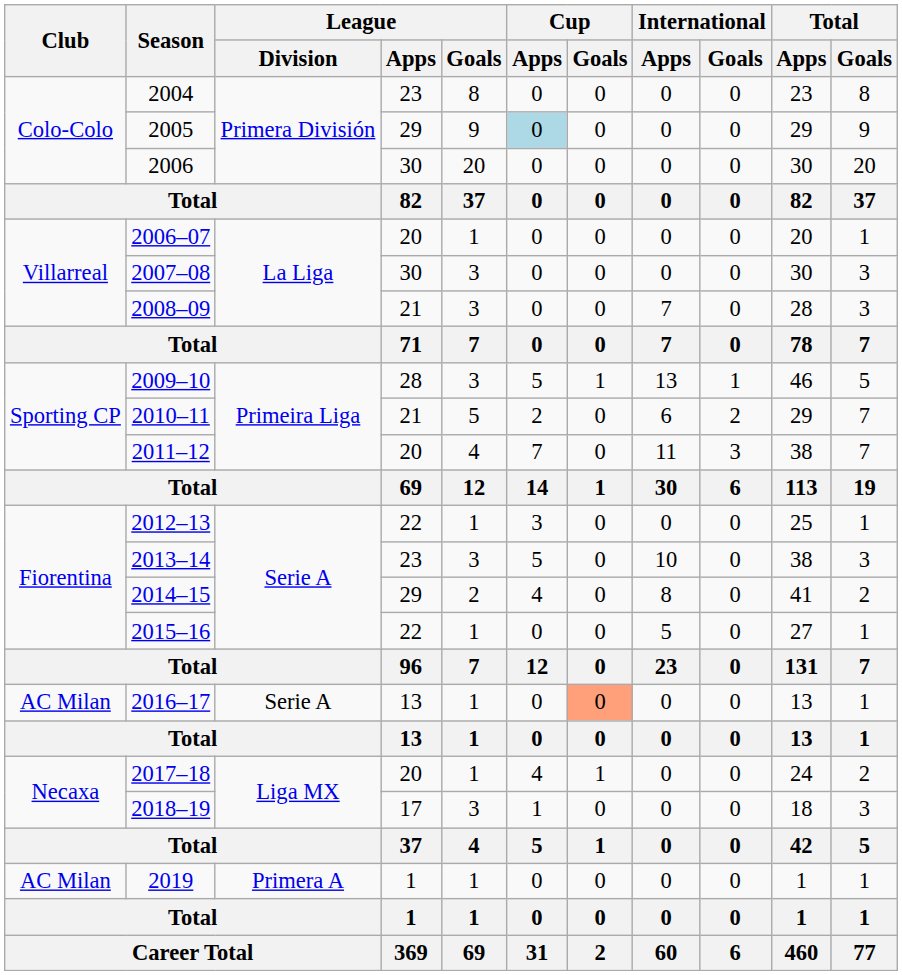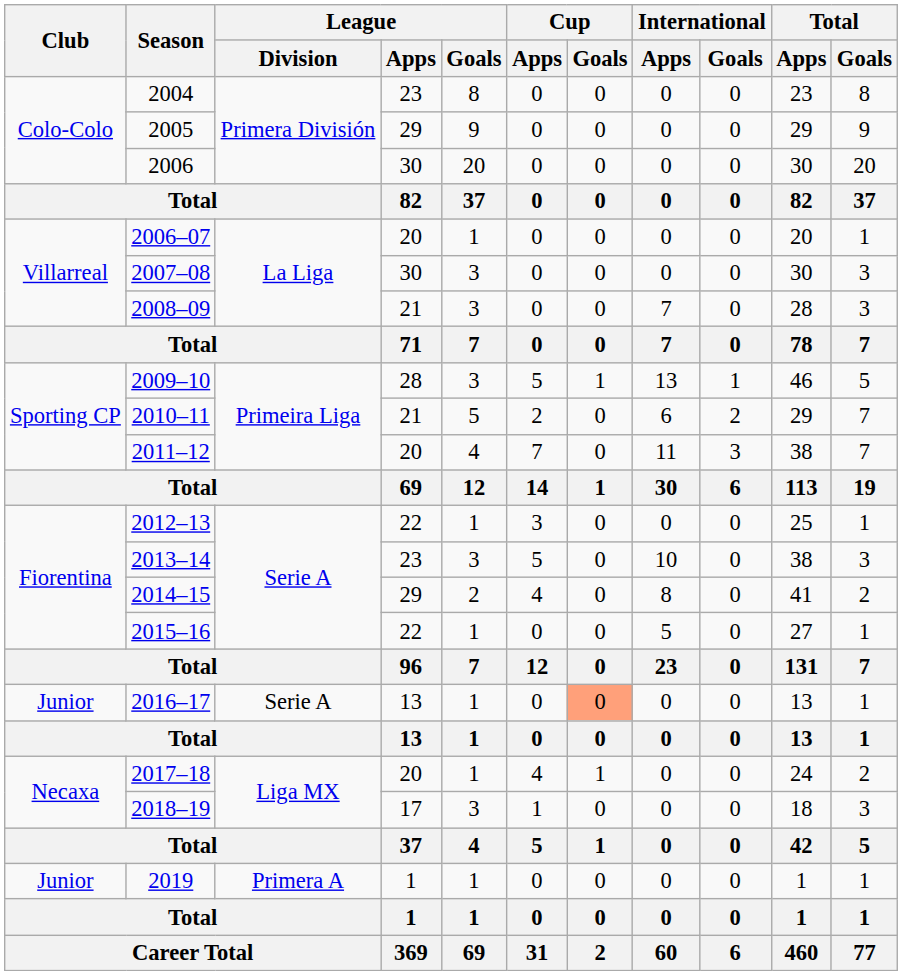(537, 129) lightblue background -> (537, 129) no background
(65, 702) AC Milan -> (65, 702) Junior
(65, 881) AC Milan -> (65, 881) Junior
